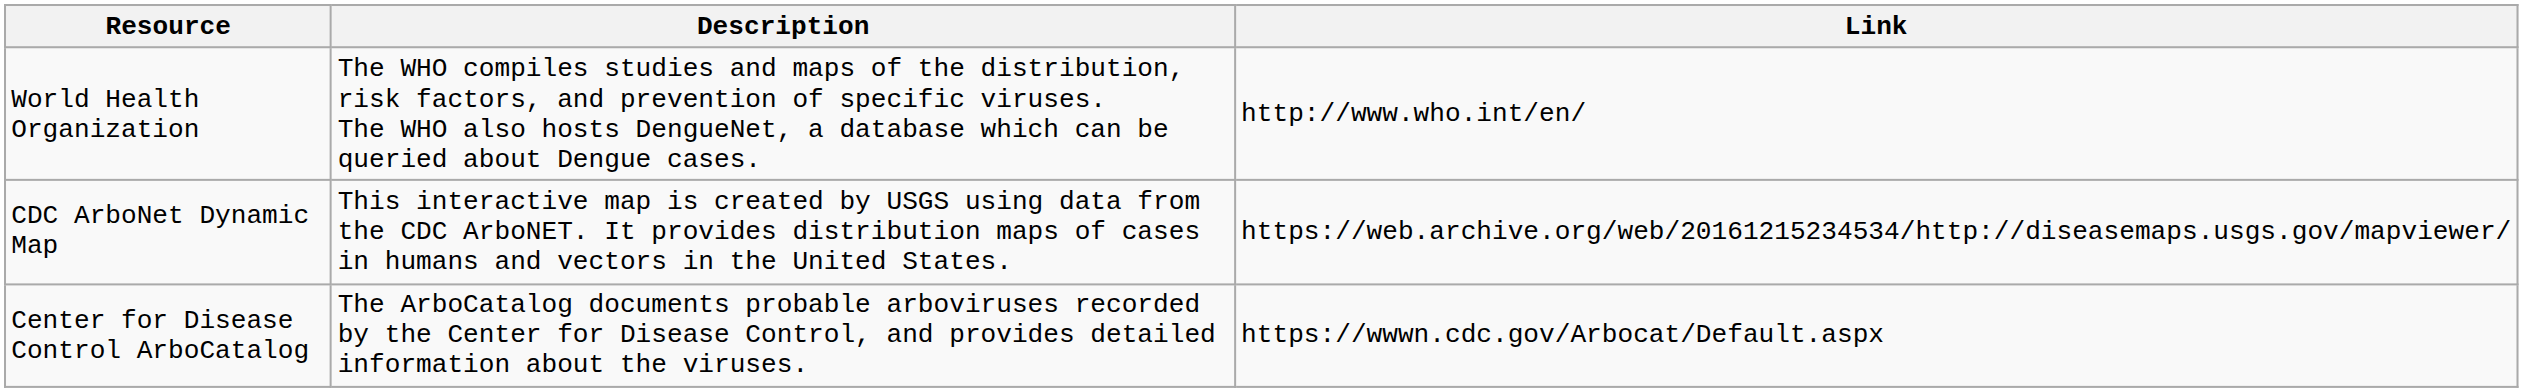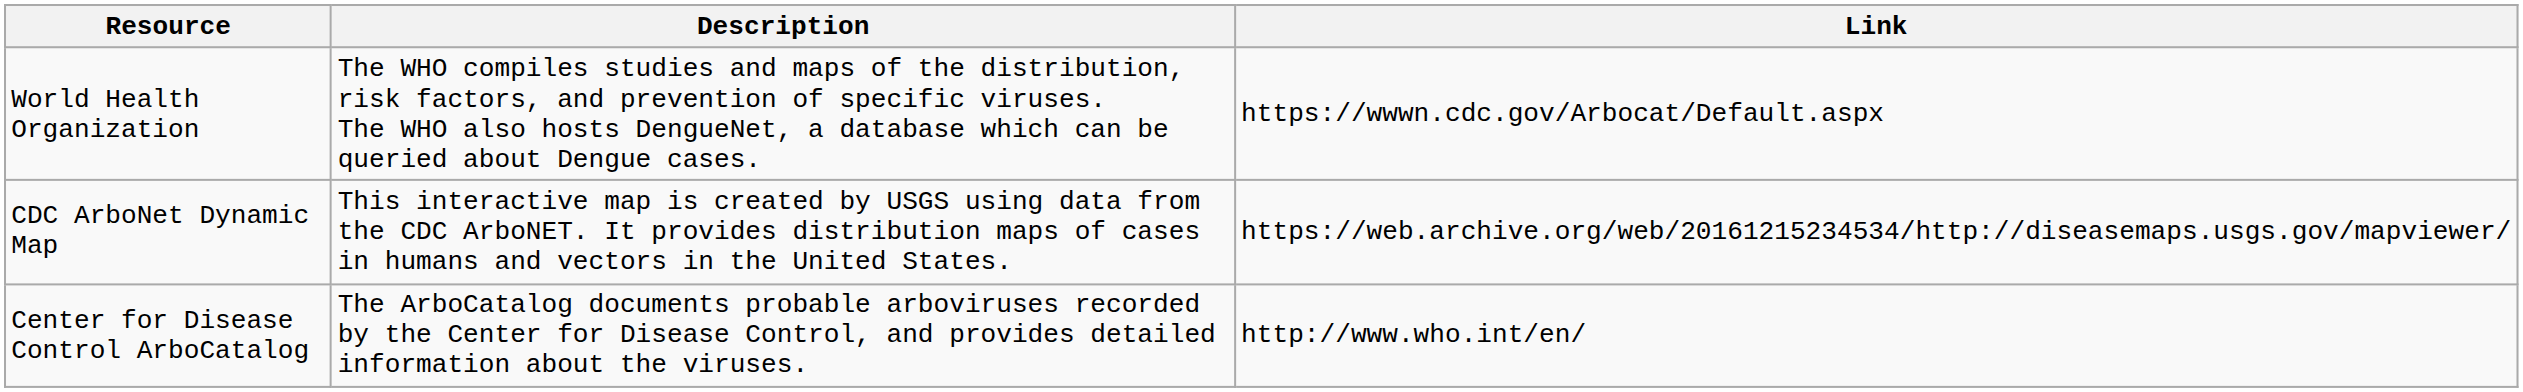(1414, 114) http://www.who.int/en/ -> (1563, 114) https://wwwn.cdc.gov/Arbocat/Default.aspx
(1563, 335) https://wwwn.cdc.gov/Arbocat/Default.aspx -> (1414, 335) http://www.who.int/en/
